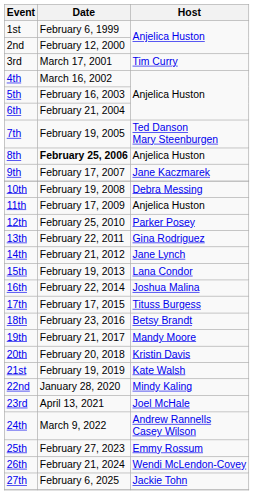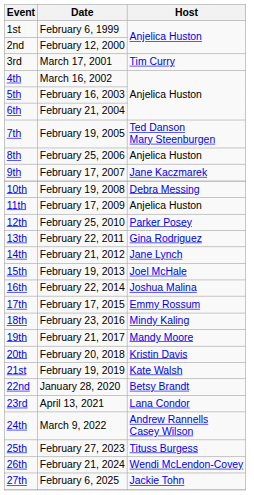(84, 156) bold -> (82, 156) normal
(163, 271) Lana Condor -> (158, 271) Joel McHale
(167, 304) Tituss Burgess -> (165, 304) Emmy Rossum
(162, 321) Betsy Brandt -> (159, 321) Mindy Kaling
(162, 387) Mindy Kaling -> (159, 387) Betsy Brandt
(161, 403) Joel McHale -> (160, 403) Lana Condor
(168, 448) Emmy Rossum -> (164, 448) Tituss Burgess
